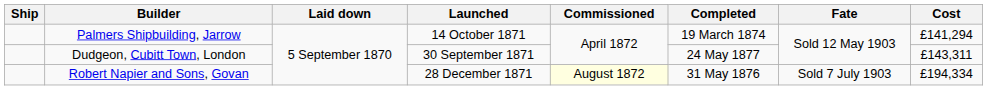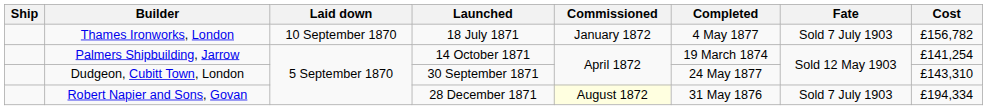+ row: (157, 34)
(946, 34) £141,294 -> (947, 54) £141,254
(946, 54) £143,311 -> (947, 74) £143,310
